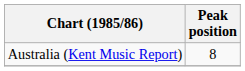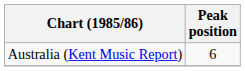(213, 54) 8 -> (213, 54) 6
